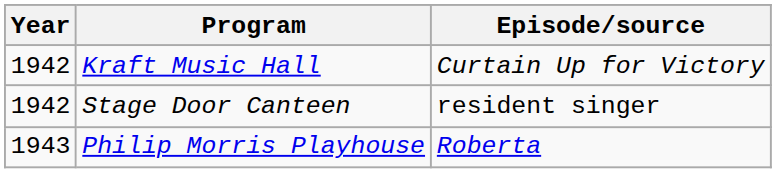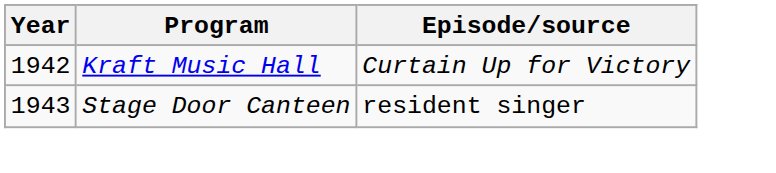(41, 106) 1942 -> (41, 106) 1943
- row: (254, 147)
